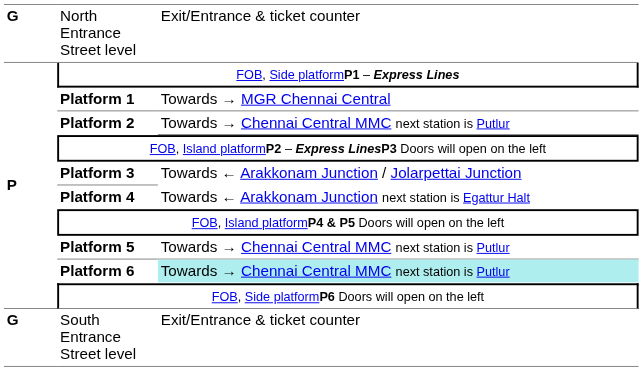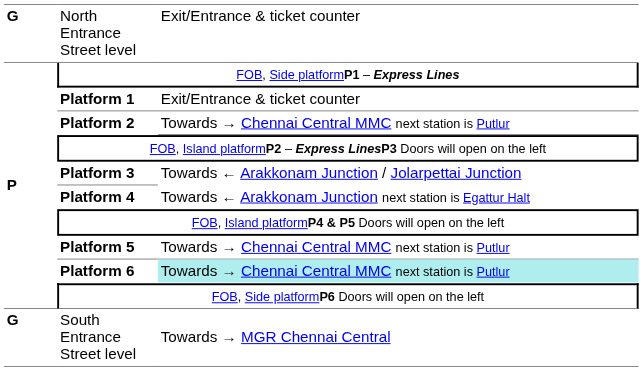(276, 99) Towards → MGR Chennai Central -> (260, 99) Exit/Entrance & ticket counter
(260, 320) Exit/Entrance & ticket counter -> (276, 337) Towards → MGR Chennai Central
